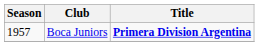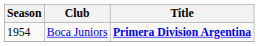(19, 32) 1957 -> (19, 32) 1954
